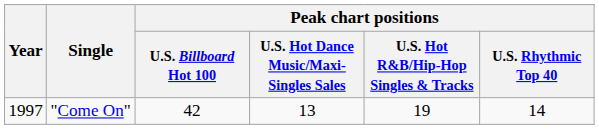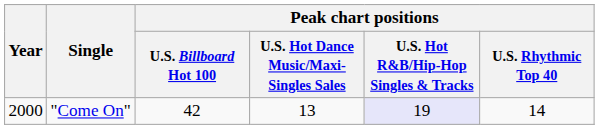(26, 110) 1997 -> (26, 110) 2000
(422, 110) no background -> (422, 110) lavender background
